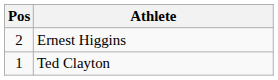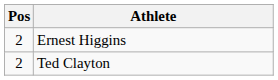(19, 63) 1 -> (19, 63) 2
